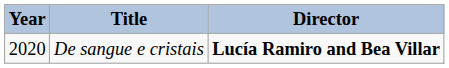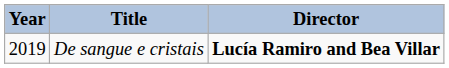(27, 48) 2020 -> (27, 48) 2019
